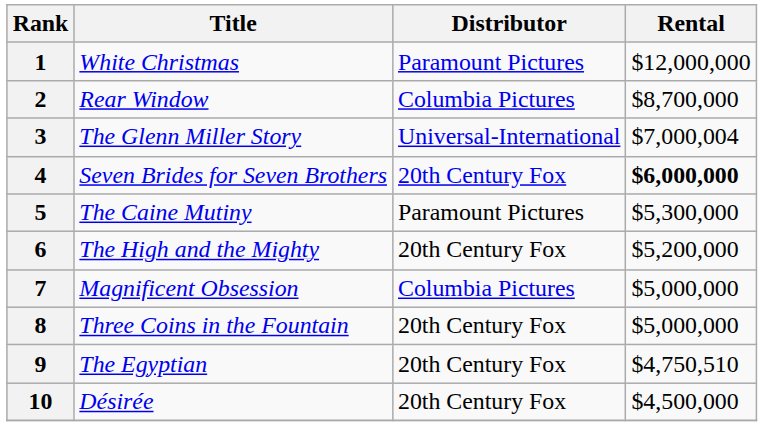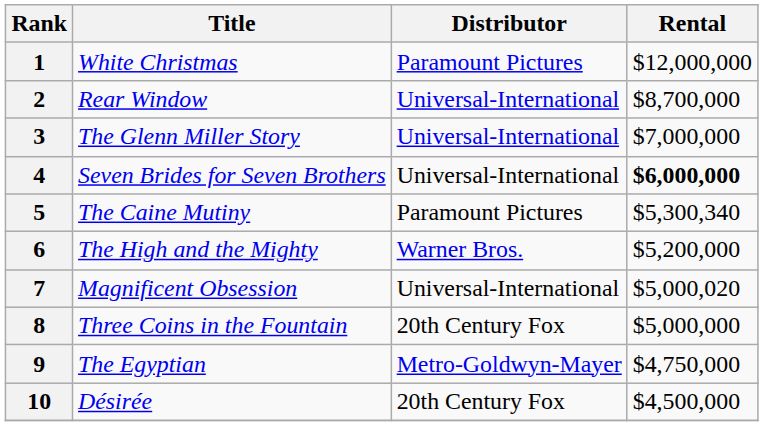(486, 99) Columbia Pictures -> (508, 99) Universal-International
(685, 136) $7,000,004 -> (686, 136) $7,000,000
(482, 174) 20th Century Fox -> (508, 174) Universal-International
(685, 212) $5,300,000 -> (686, 212) $5,300,340
(482, 250) 20th Century Fox -> (460, 250) Warner Bros.
(486, 288) Columbia Pictures -> (508, 288) Universal-International
(685, 288) $5,000,000 -> (686, 288) $5,000,020
(482, 363) 20th Century Fox -> (509, 363) Metro-Goldwyn-Mayer
(685, 363) $4,750,510 -> (686, 363) $4,750,000
